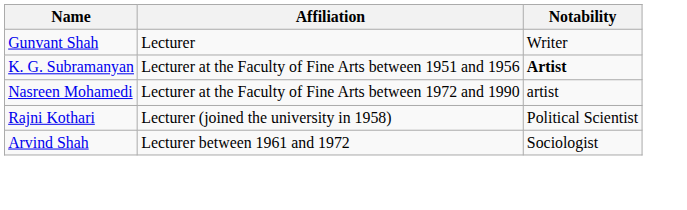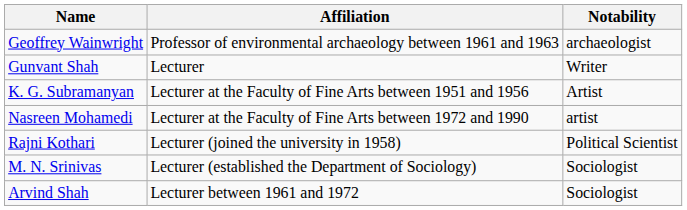+ row: (76, 42)
(547, 67) bold -> (584, 92) normal
+ row: (55, 167)
